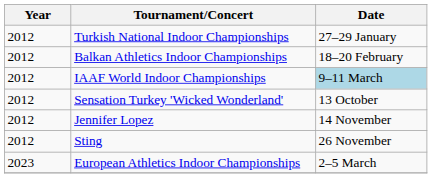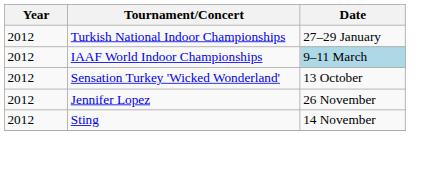- row: (181, 57)
(355, 120) 14 November -> (339, 99) 26 November
(355, 141) 26 November -> (339, 120) 14 November
- row: (187, 162)
